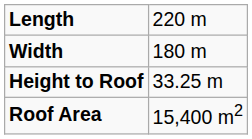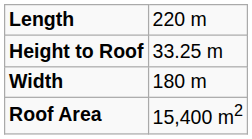rows swapped: (36, 50) <-> (76, 81)
